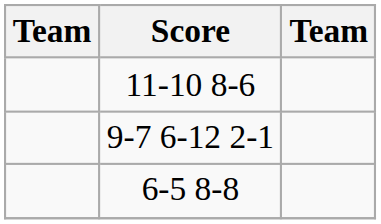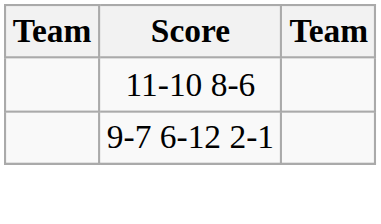- row: (190, 190)
